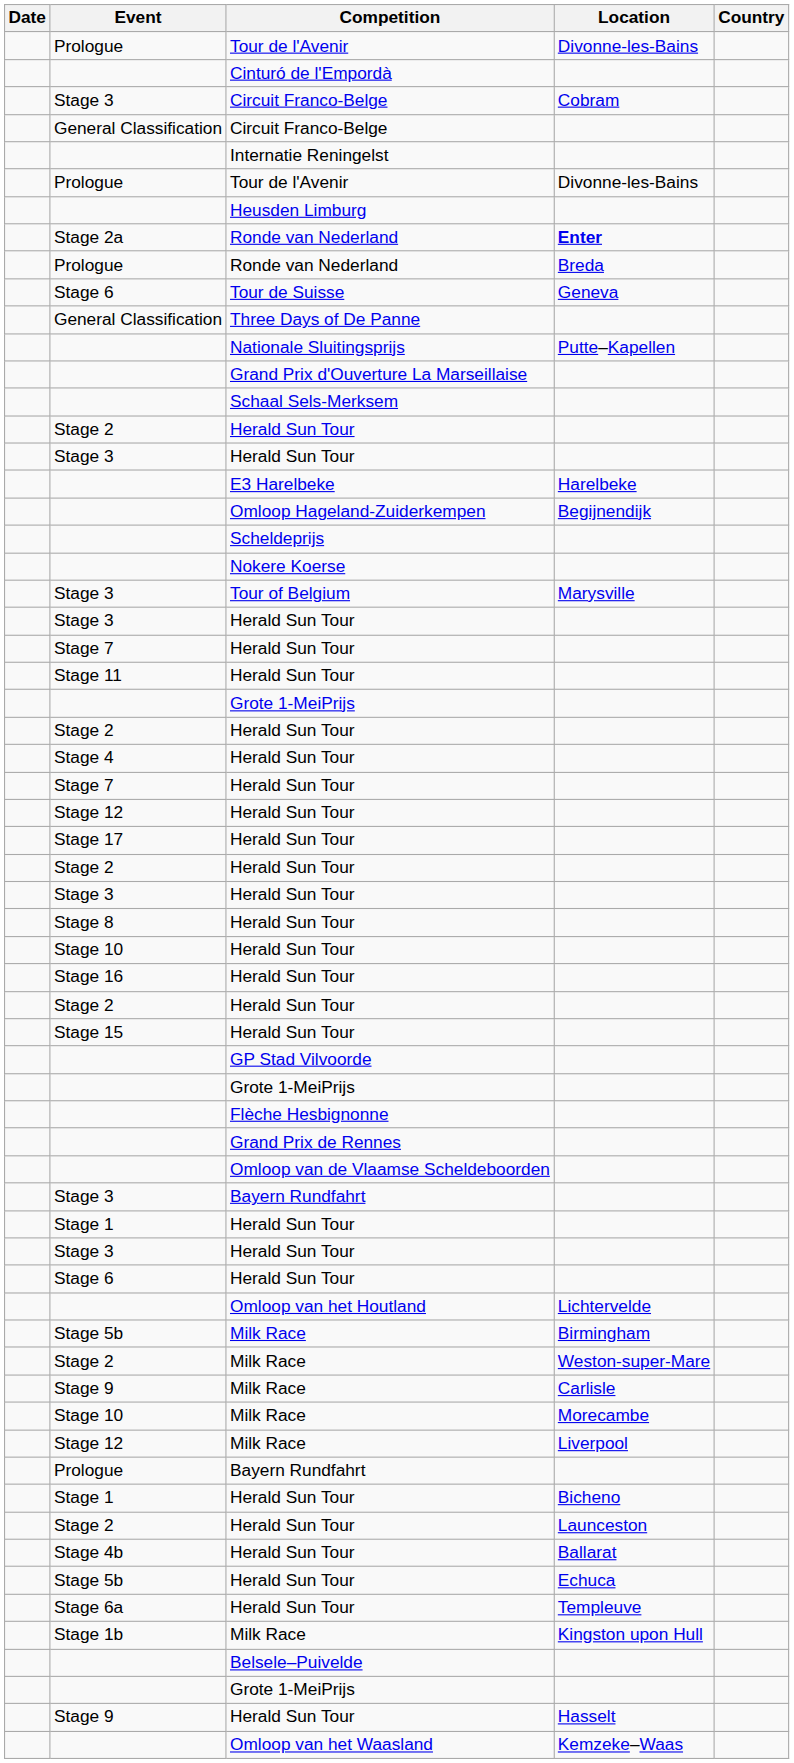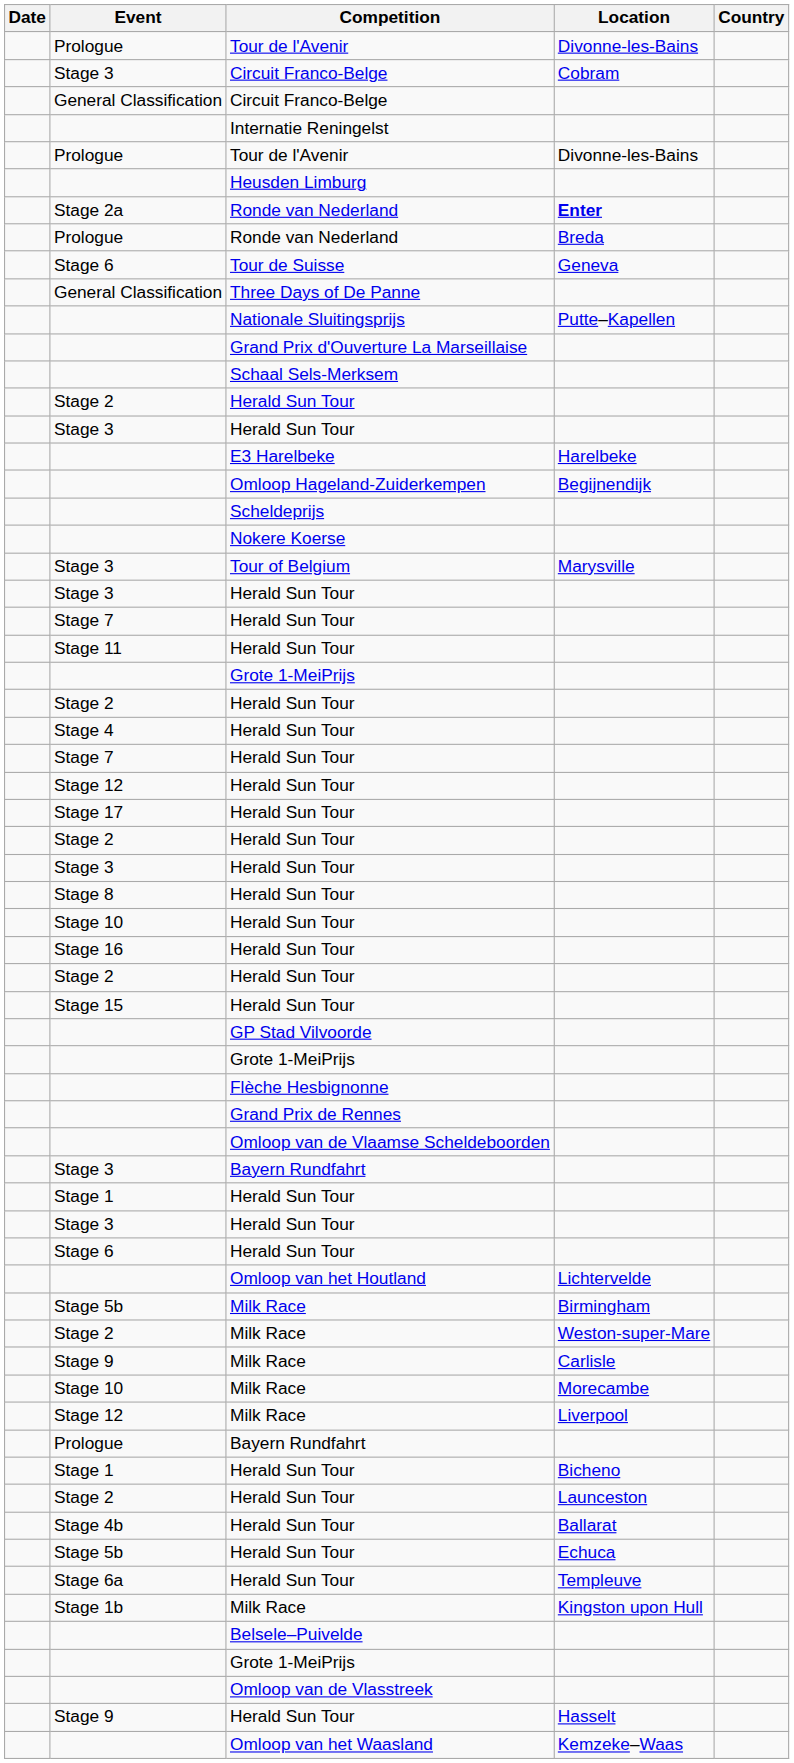- row: (138, 73)
+ row: (138, 1690)
